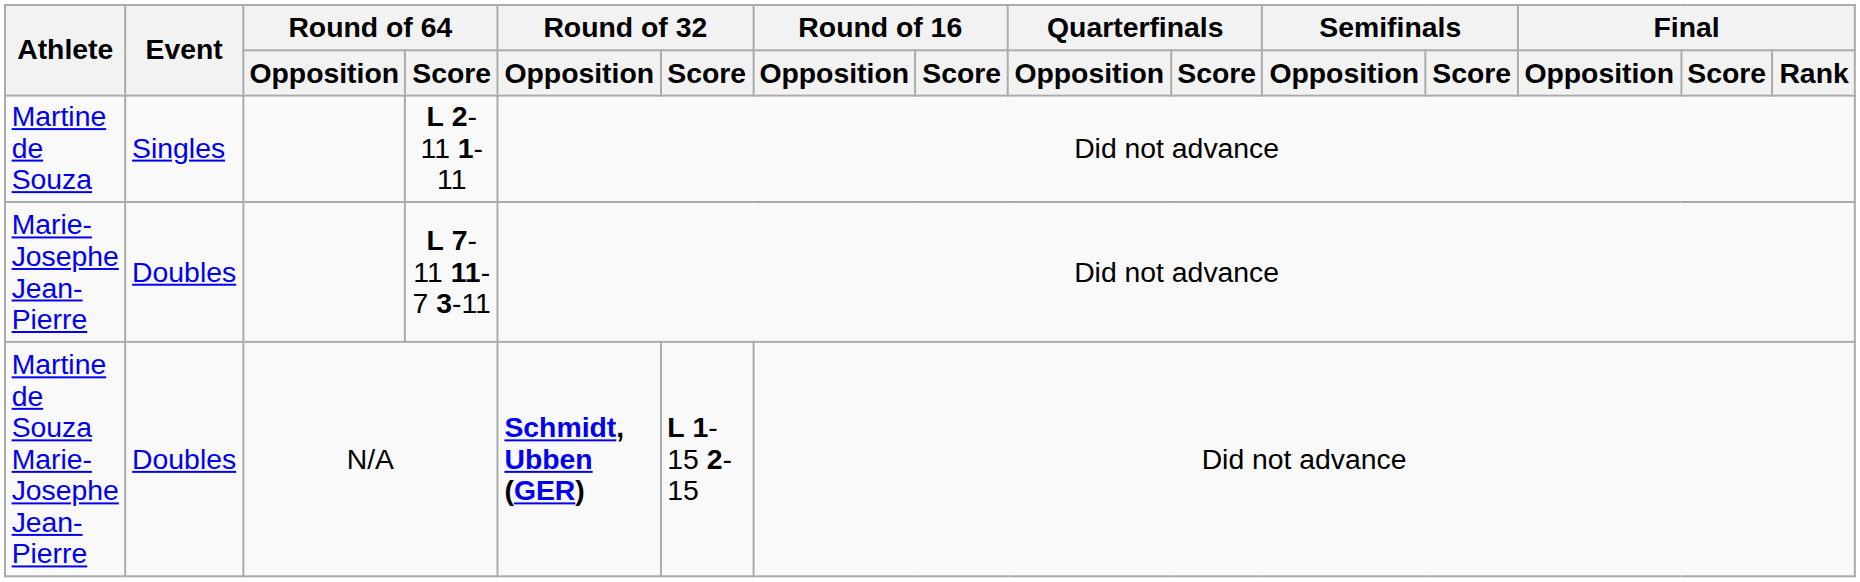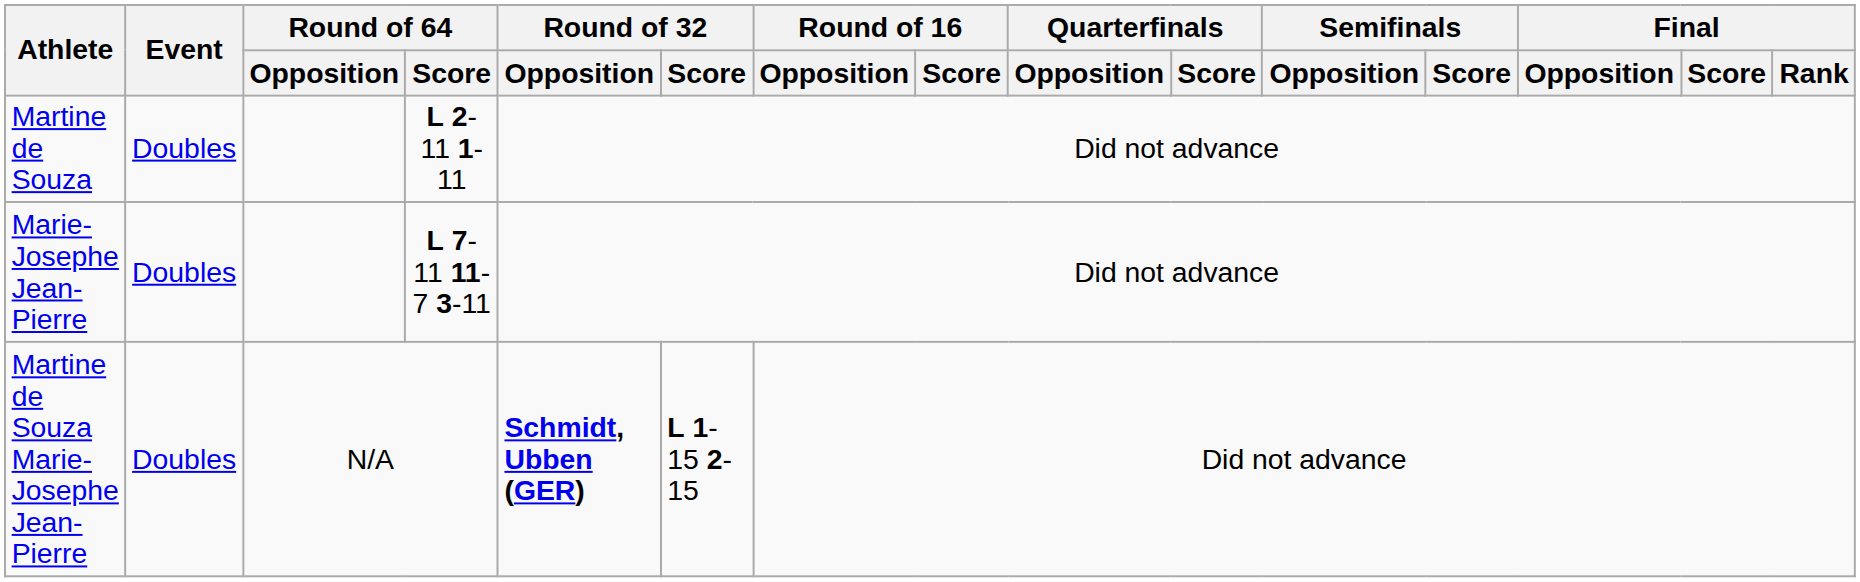(179, 149) Singles -> (184, 149) Doubles
